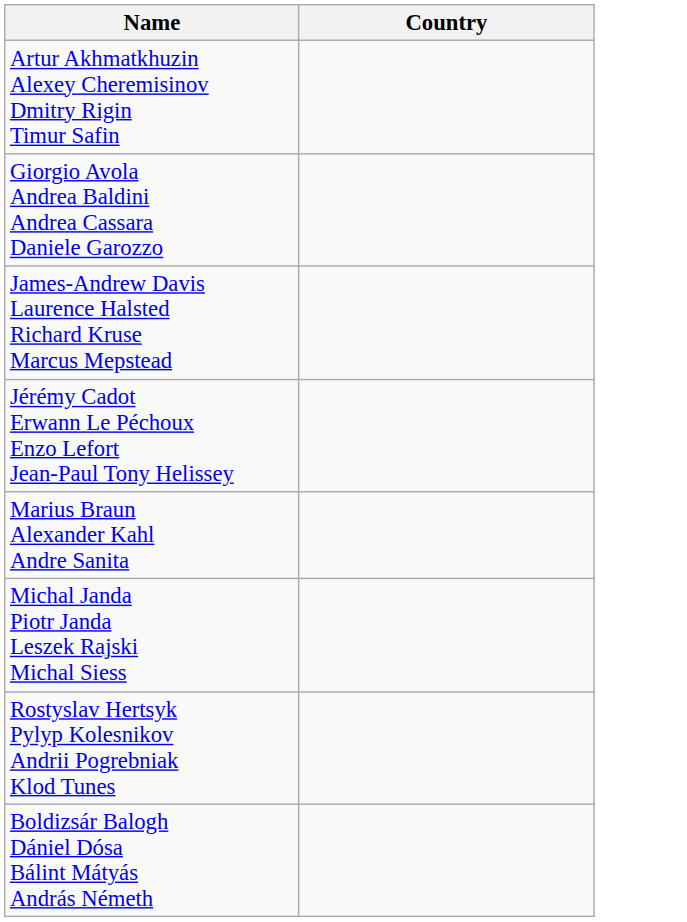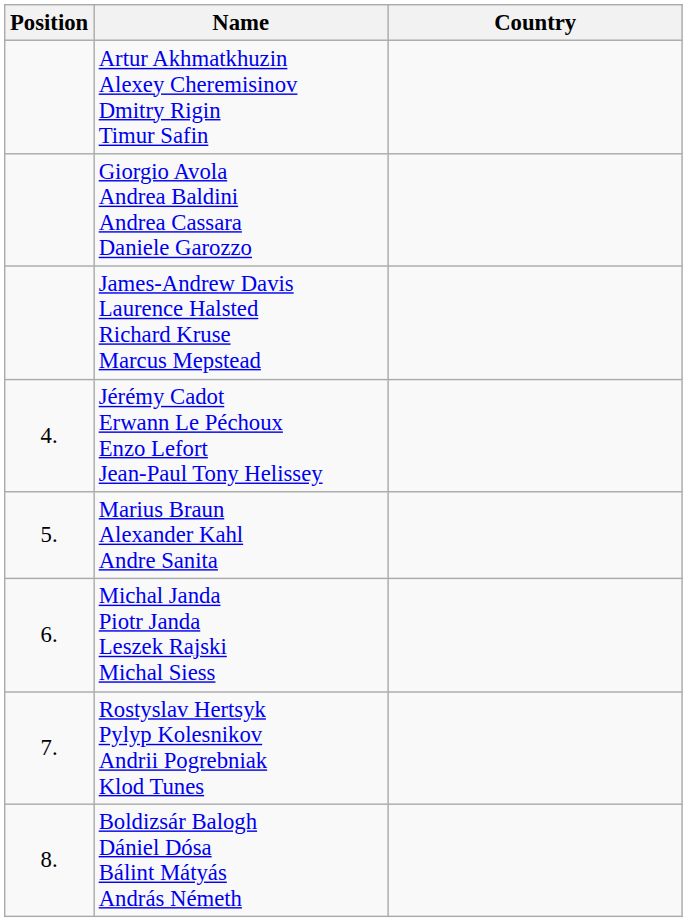+ column: (49, 22)
